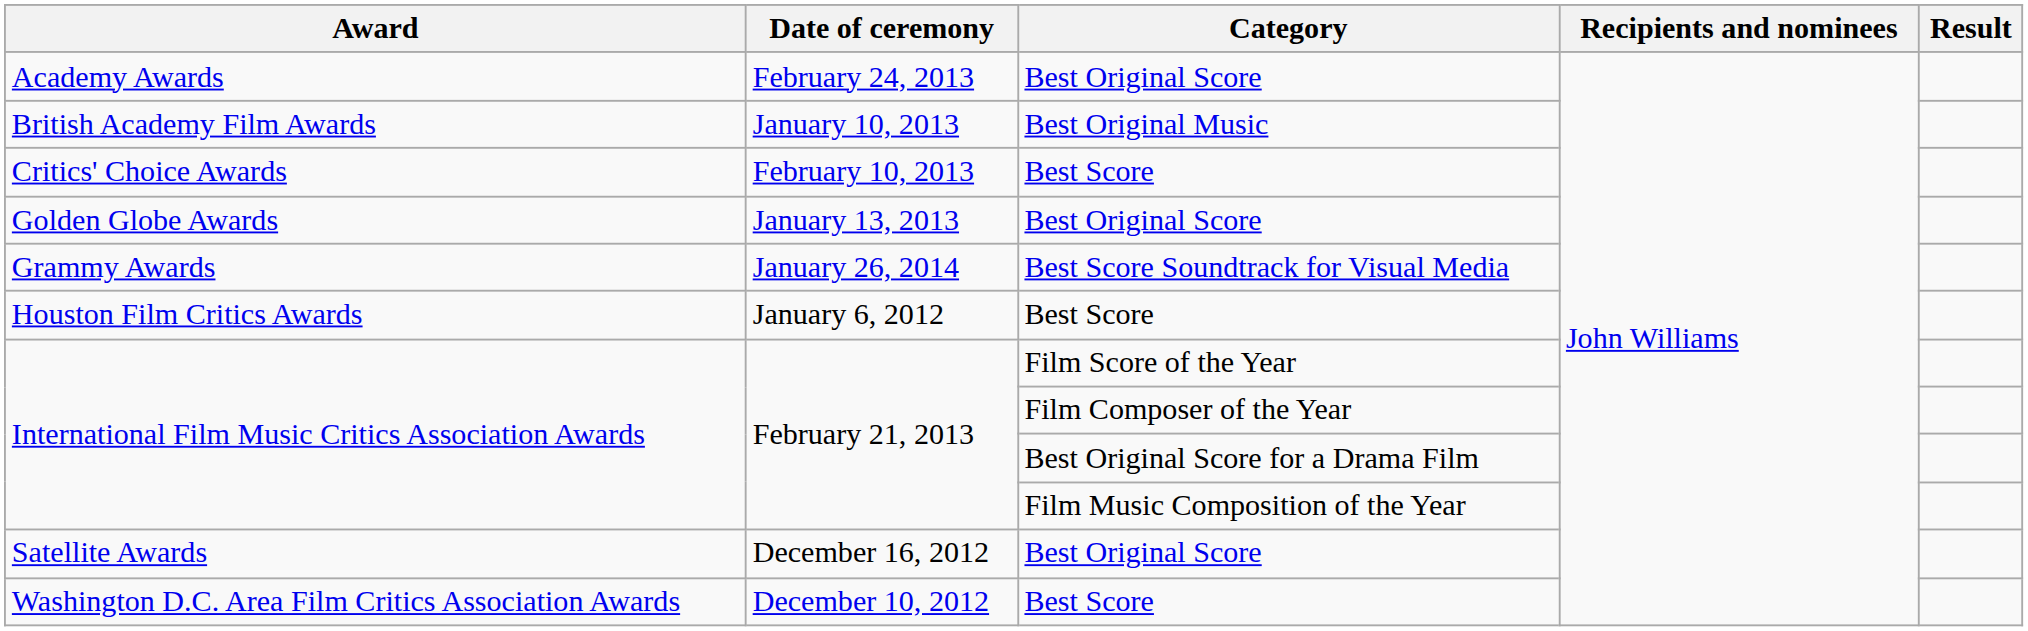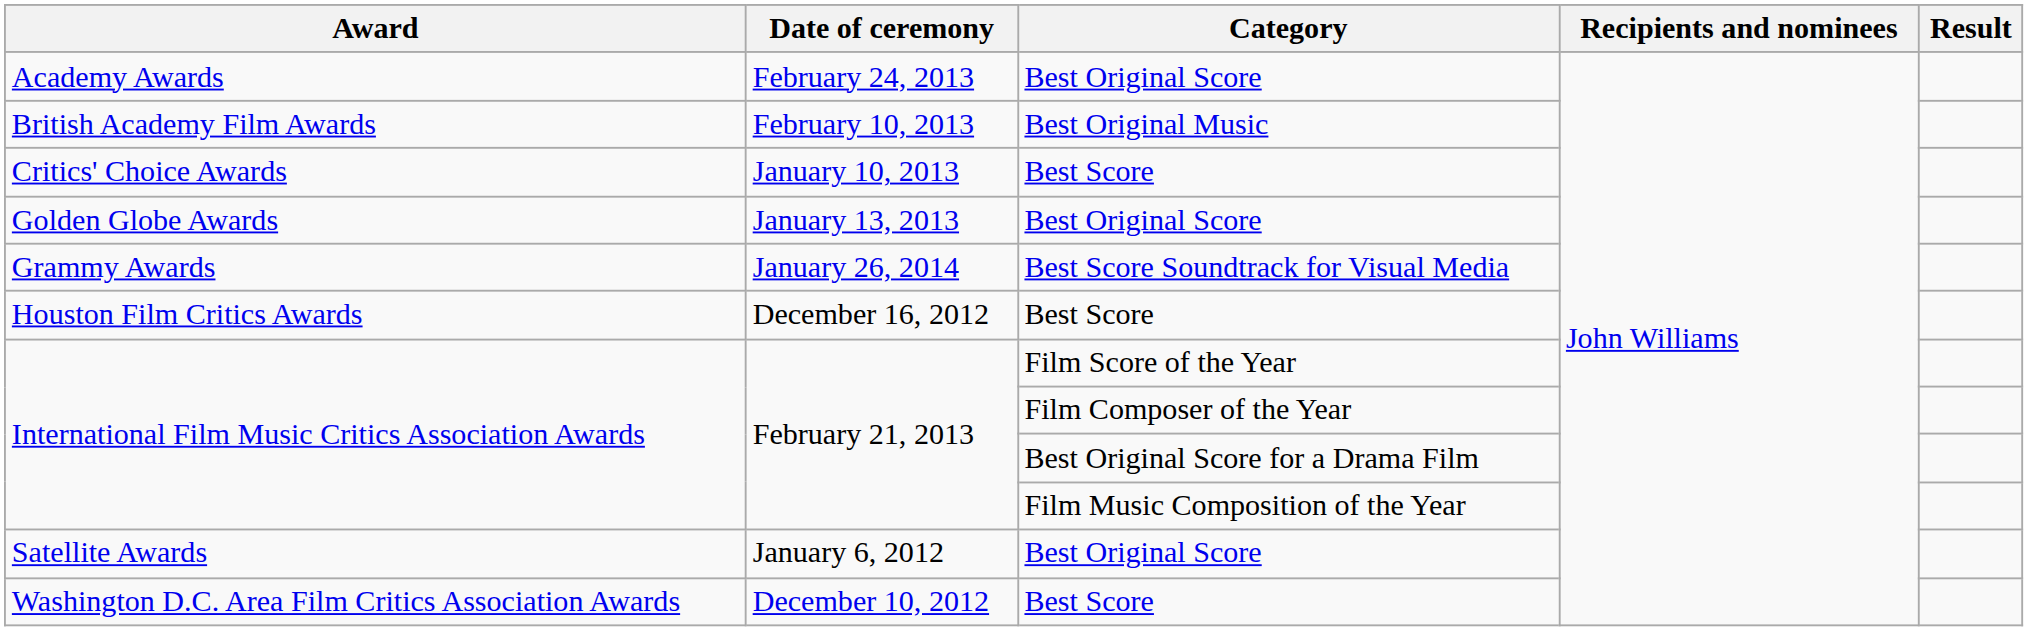(856, 123) January 10, 2013 -> (863, 123) February 10, 2013
(863, 171) February 10, 2013 -> (856, 171) January 10, 2013
(848, 314) January 6, 2012 -> (871, 314) December 16, 2012
(871, 553) December 16, 2012 -> (848, 553) January 6, 2012
